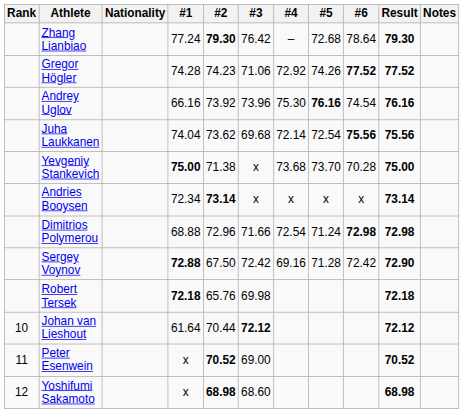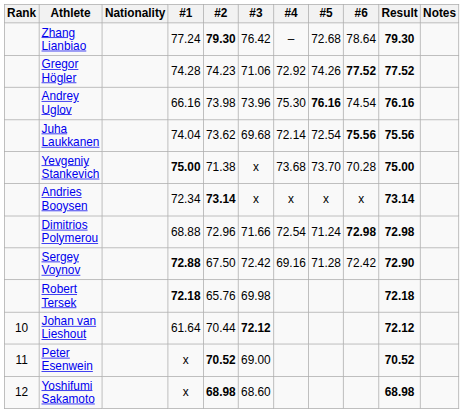(221, 103) 73.92 -> (221, 103) 73.98
